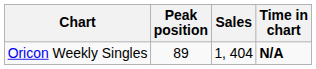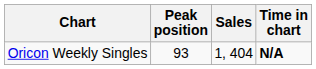(181, 53) 89 -> (181, 53) 93
